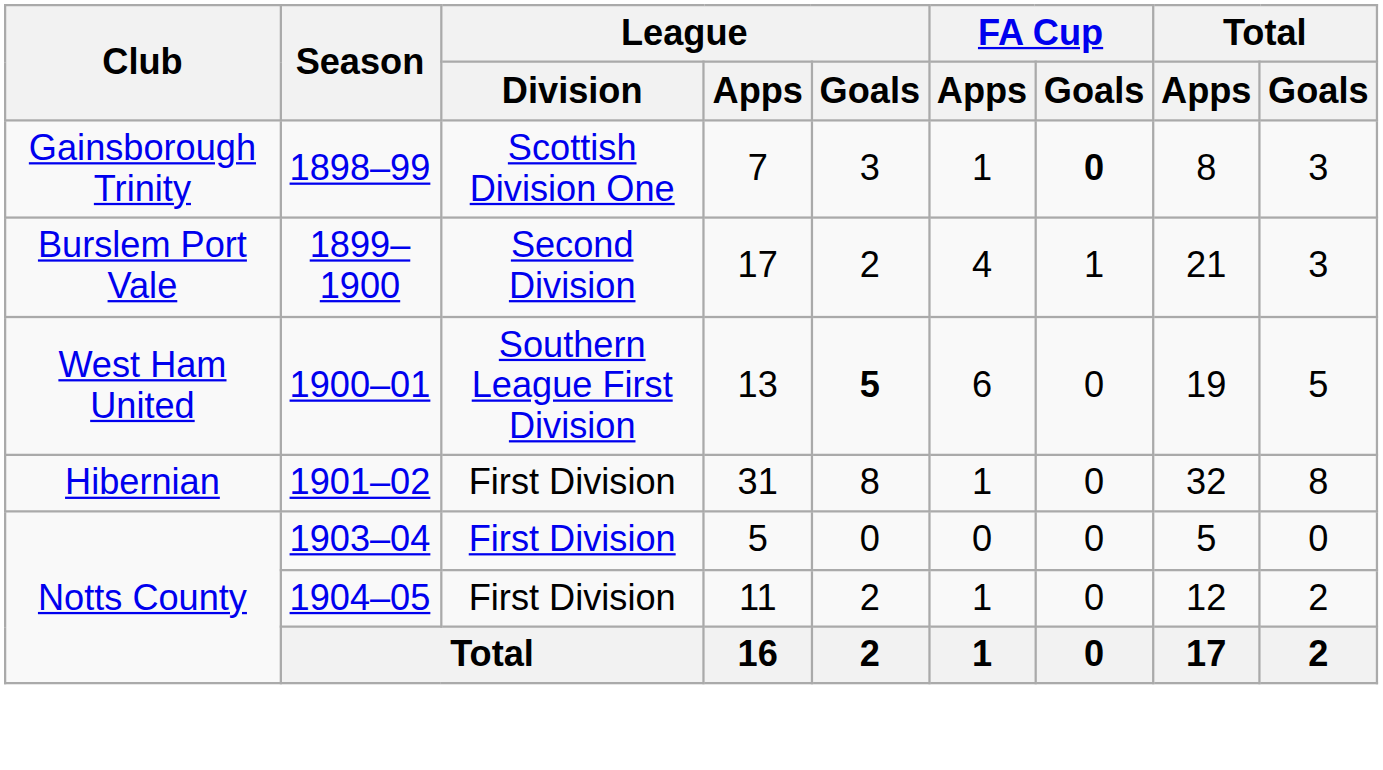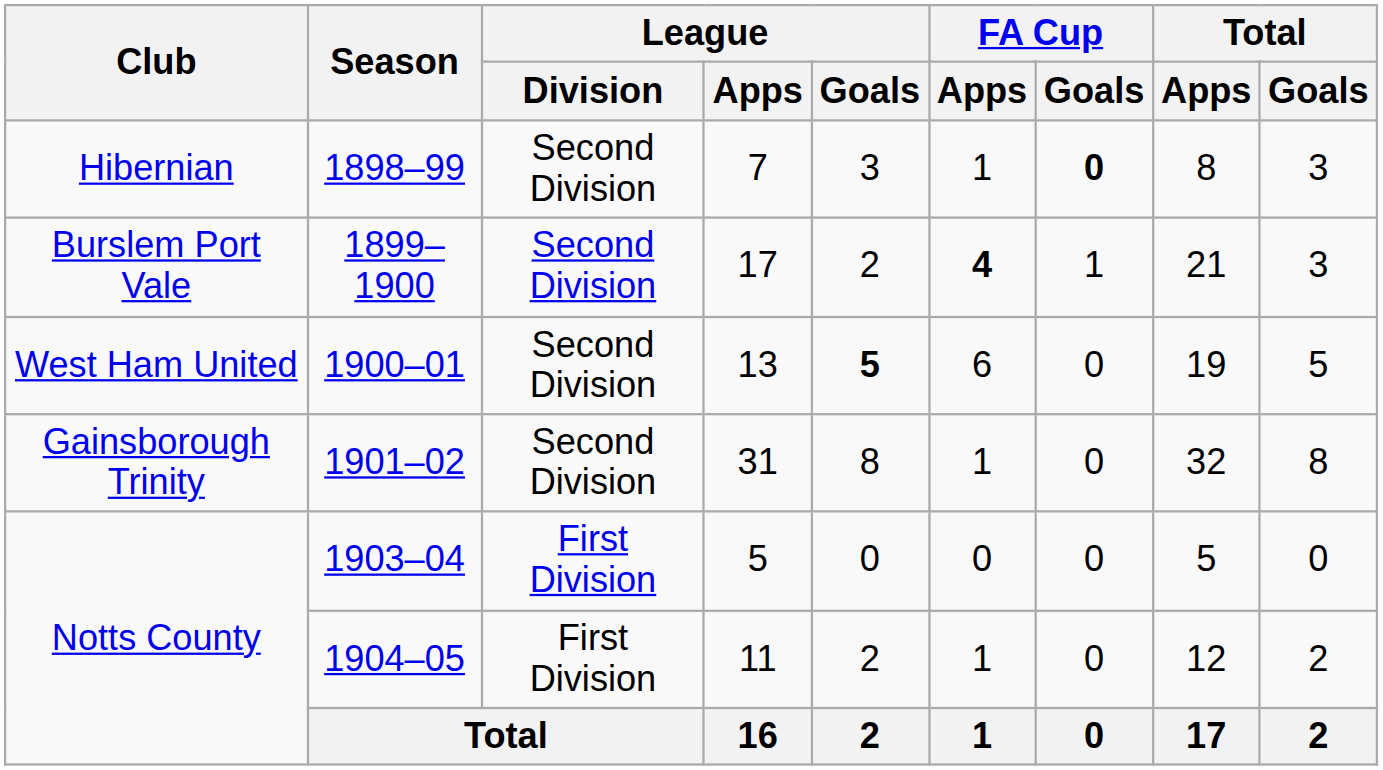(142, 168) Gainsborough Trinity -> (156, 168) Hibernian
(572, 168) Scottish Division One -> (593, 168) Second Division
(982, 266) normal -> (982, 266) bold
(572, 384) Southern League First Division -> (593, 364) Second Division
(142, 482) Hibernian -> (156, 462) Gainsborough Trinity
(572, 482) First Division -> (593, 462) Second Division
